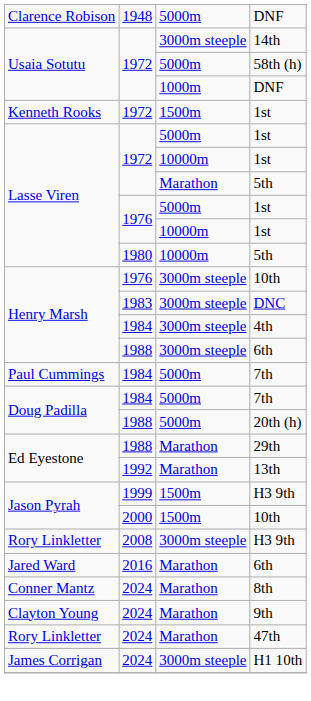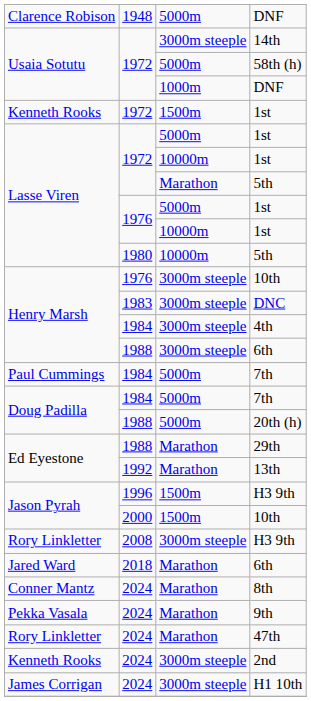(137, 493) 1999 -> (137, 493) 1996
(137, 565) 2016 -> (137, 565) 2018
(53, 612) Clayton Young -> (48, 612) Pekka Vasala
+ row: (203, 660)
